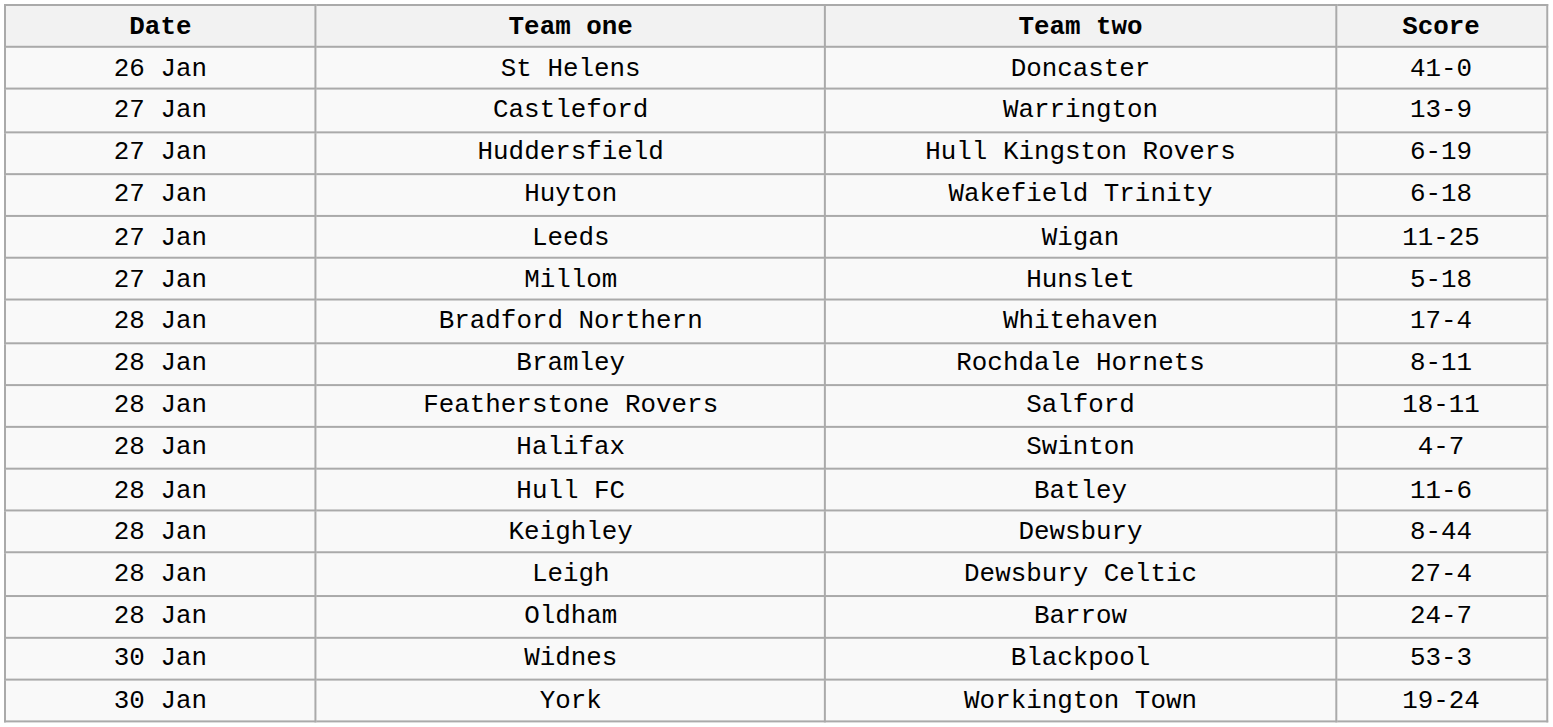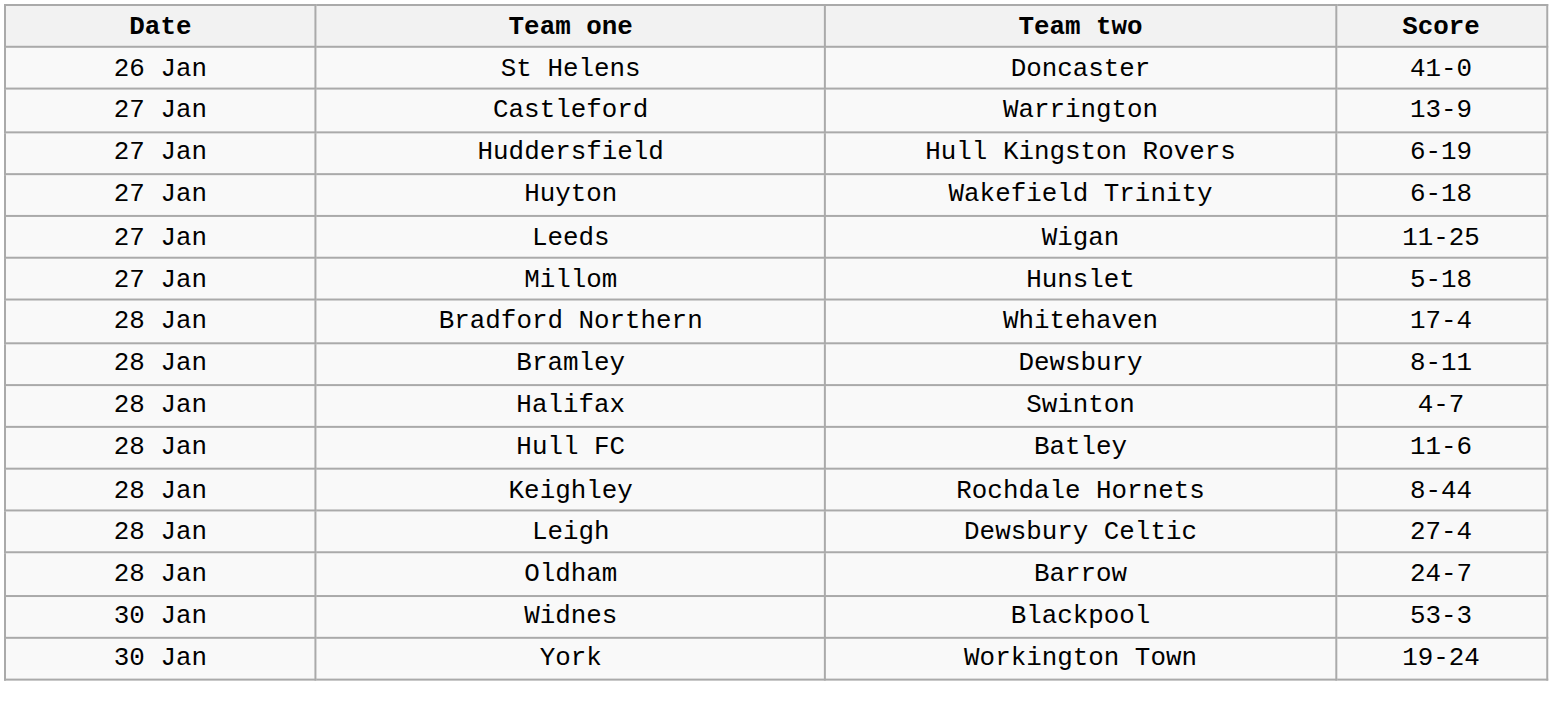(1081, 363) Rochdale Hornets -> (1081, 363) Dewsbury
- row: (571, 406)
(1081, 532) Dewsbury -> (1081, 490) Rochdale Hornets
